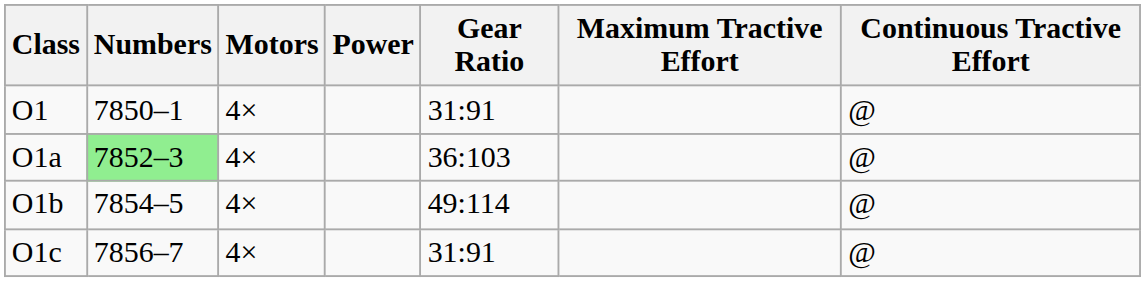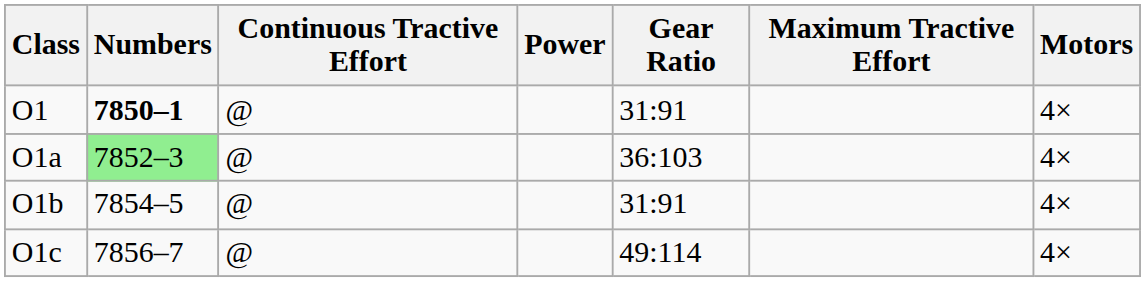columns swapped: (272, 45) <-> (991, 45)
(139, 109) normal -> (139, 109) bold
(469, 204) 49:114 -> (653, 204) 31:91
(462, 251) 31:91 -> (660, 251) 49:114
